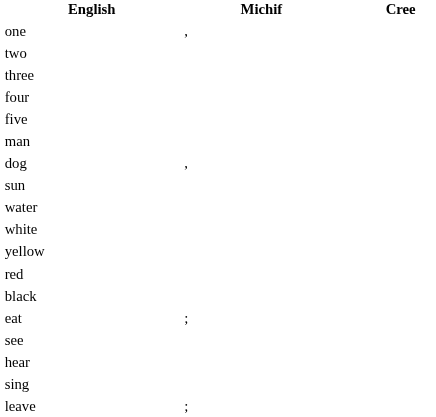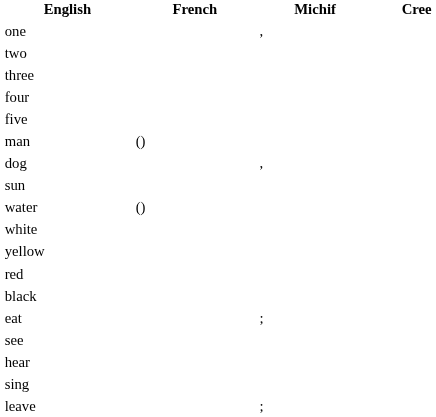+ column: (195, 8)
